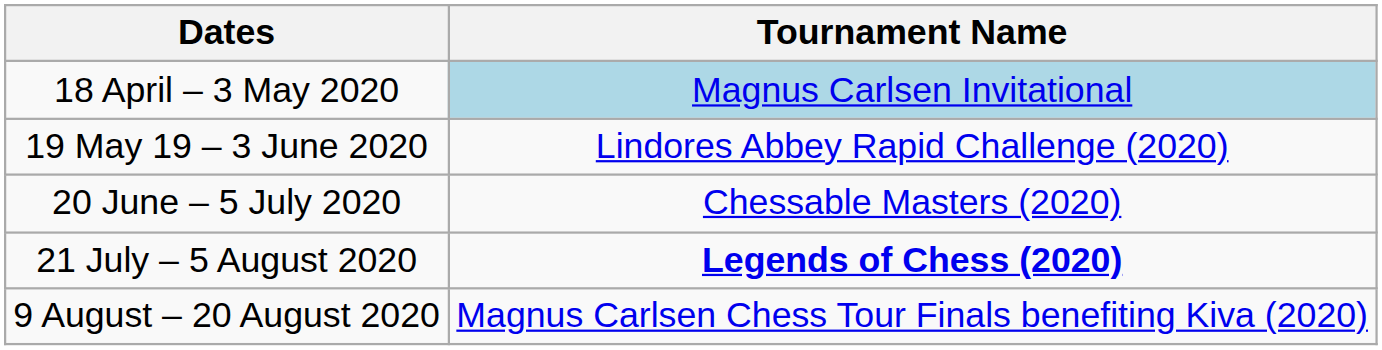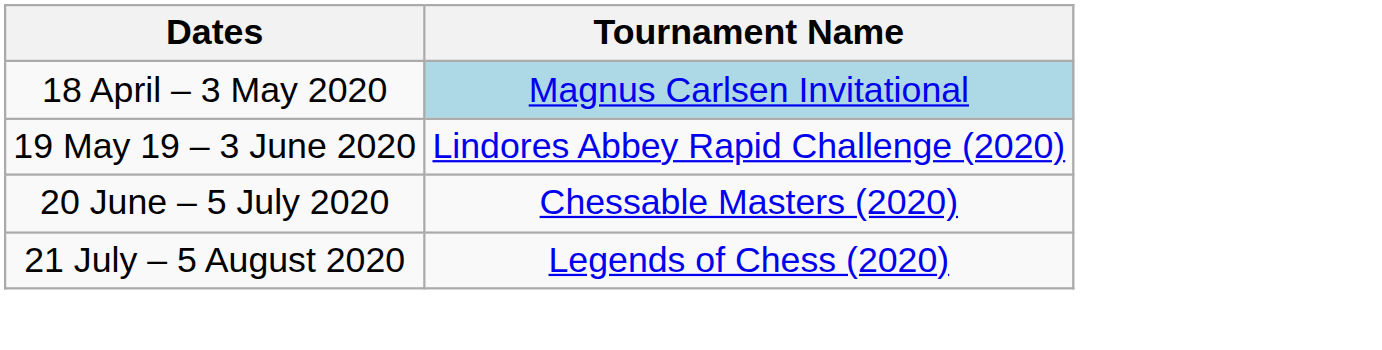(912, 259) bold -> (749, 259) normal
- row: (227, 315)
